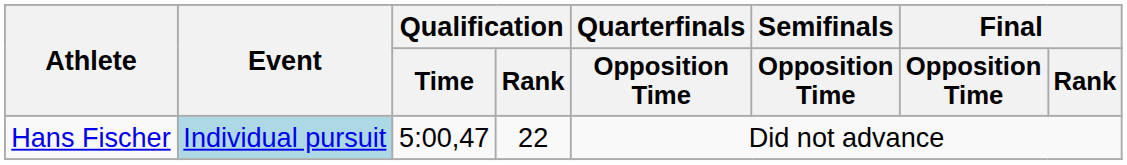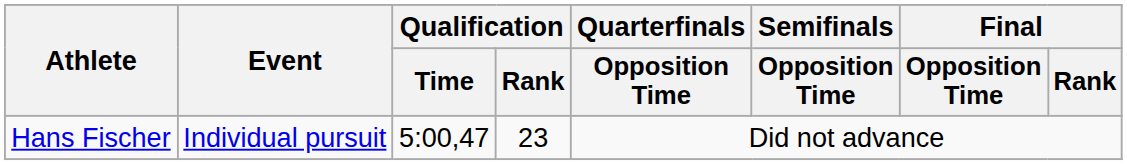(285, 138) lightblue background -> (285, 138) no background
(533, 138) 22 -> (533, 138) 23
